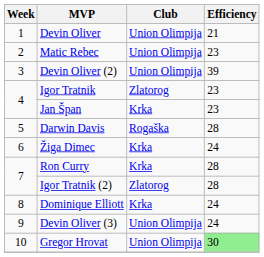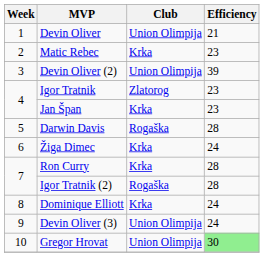(165, 52) Union Olimpija -> (141, 52) Krka
(149, 185) Zlatorog -> (149, 185) Rogaška
